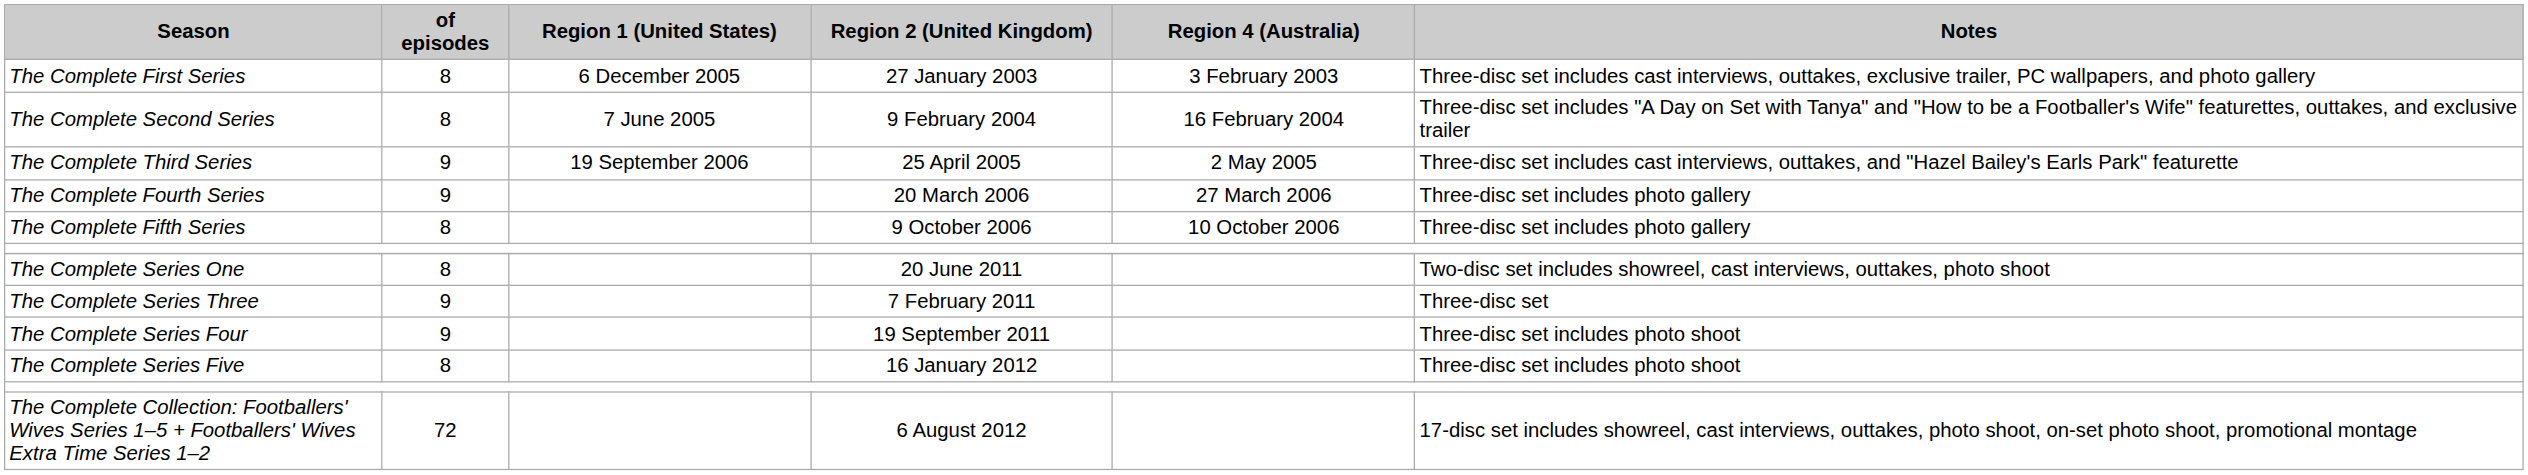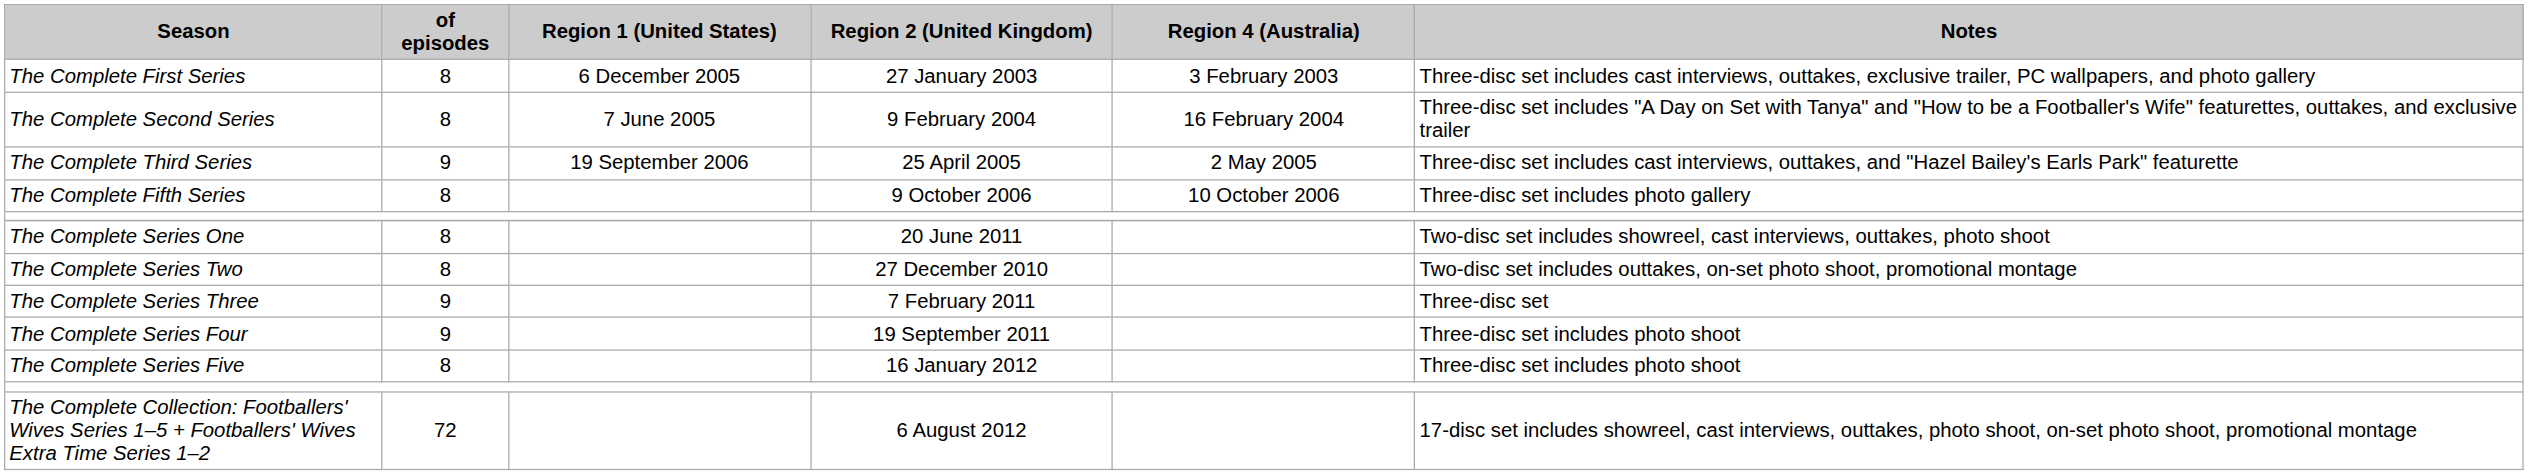- row: (137, 195)
+ row: (126, 269)
